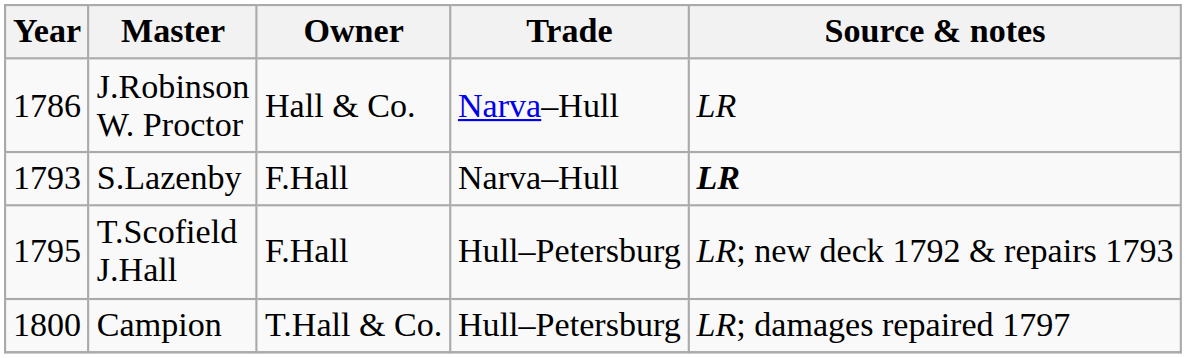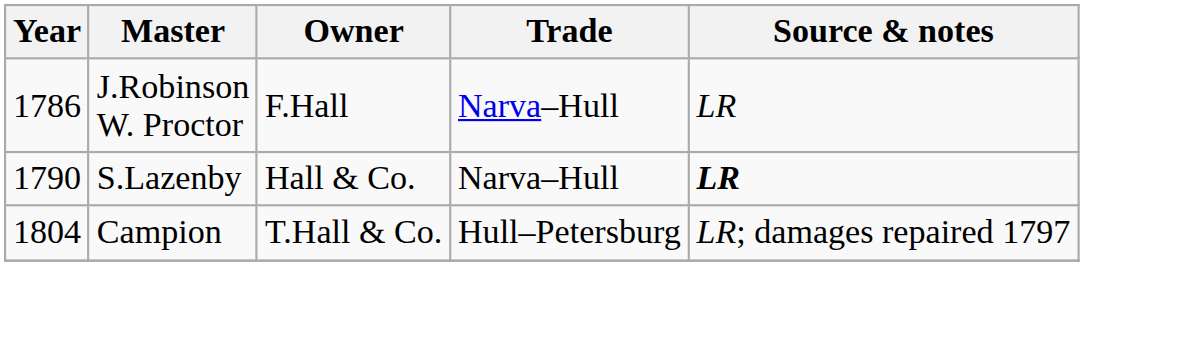(340, 104) Hall & Co. -> (307, 104) F.Hall
(47, 177) 1793 -> (47, 177) 1790
(307, 177) F.Hall -> (340, 177) Hall & Co.
- row: (167, 251)
(47, 324) 1800 -> (47, 232) 1804
